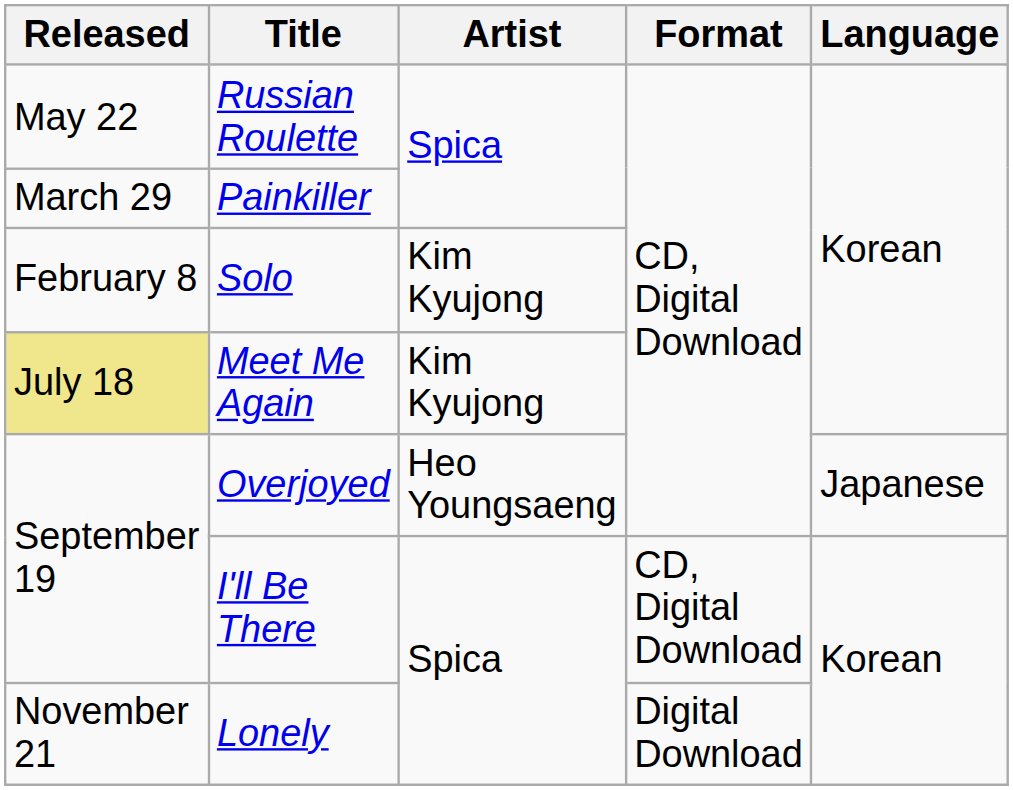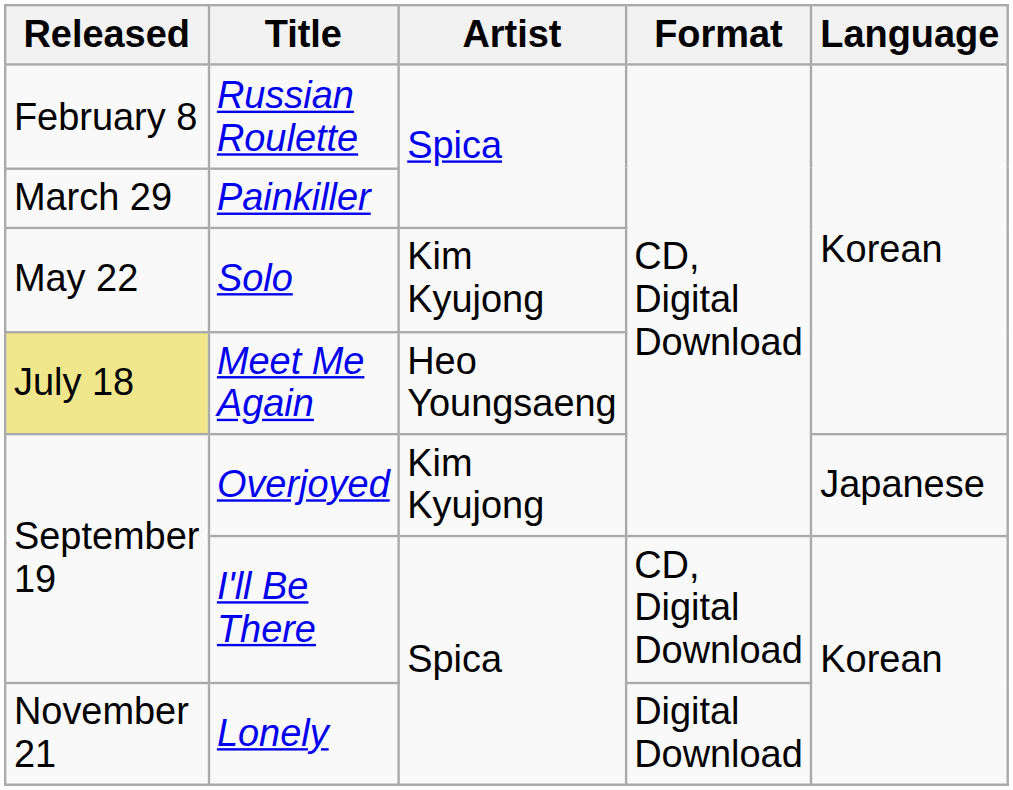(76, 116) May 22 -> (106, 116) February 8
(106, 278) February 8 -> (76, 278) May 22
(476, 381) Kim Kyujong -> (512, 381) Heo Youngsaeng
(512, 484) Heo Youngsaeng -> (476, 484) Kim Kyujong
